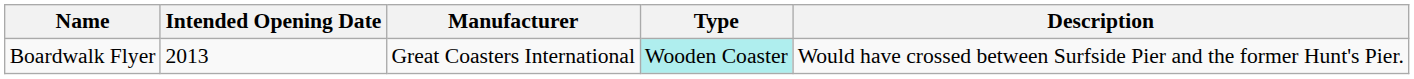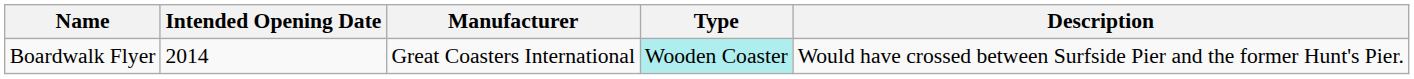(187, 55) 2013 -> (187, 55) 2014
